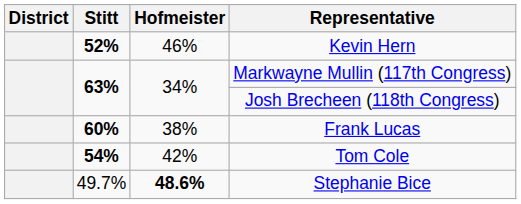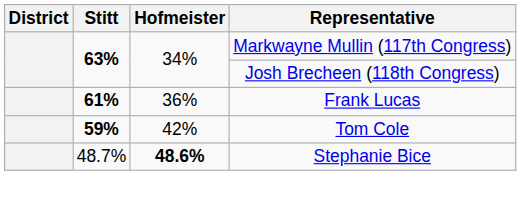- row: (372, 45)
(101, 128) 60% -> (101, 101) 61%
(180, 128) 38% -> (180, 101) 36%
(101, 156) 54% -> (101, 128) 59%
(101, 184) 49.7% -> (101, 156) 48.7%
